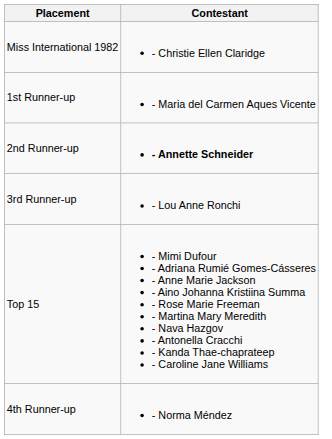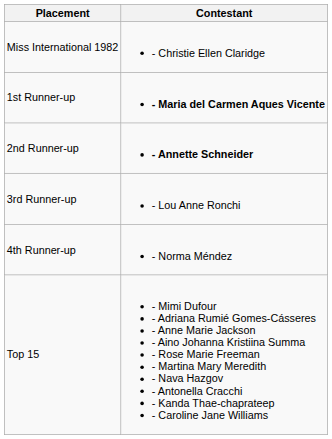(220, 104) normal -> (224, 104) bold
rows swapped: (41, 409) <-> (23, 304)
